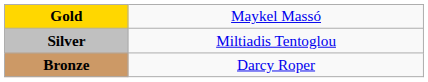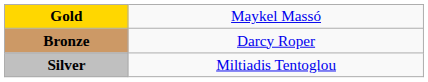rows swapped: (66, 40) <-> (66, 64)
